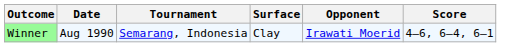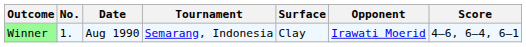+ column: (70, 13)
